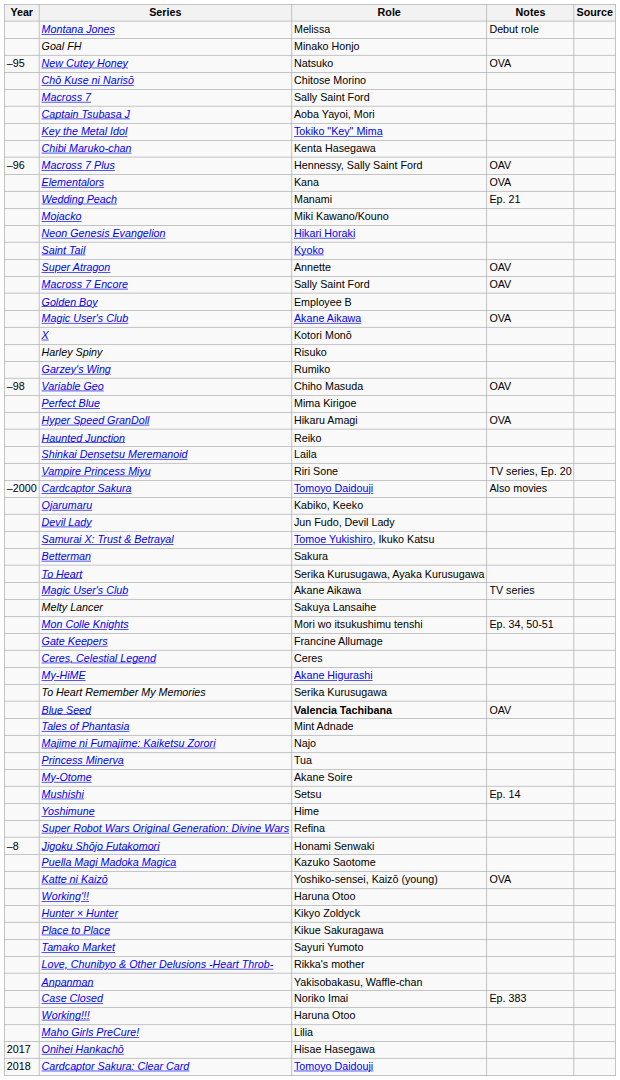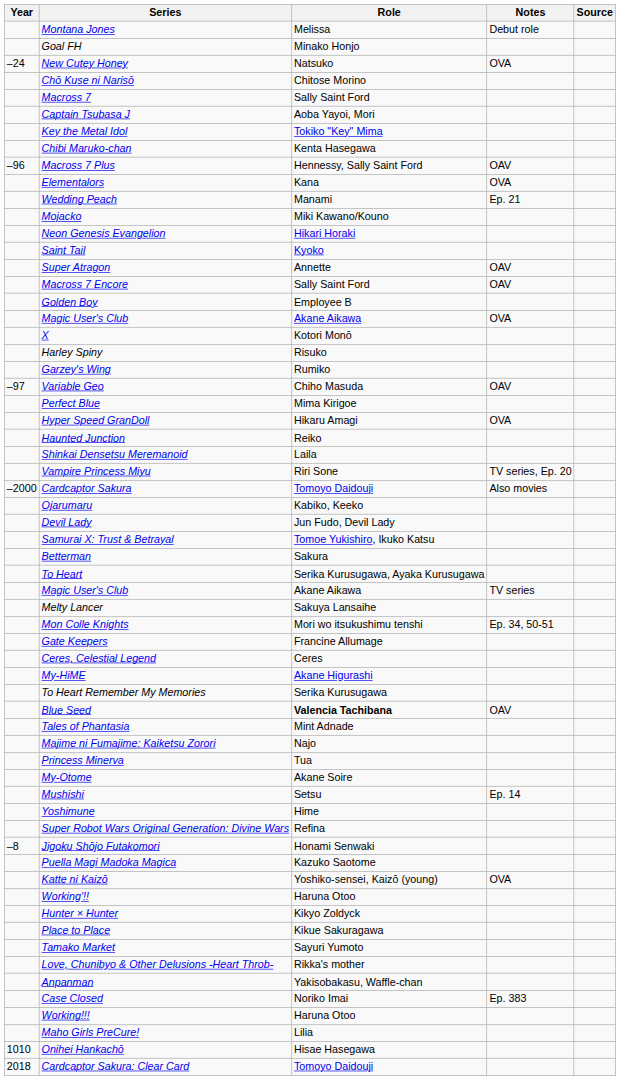(16, 64) –95 -> (16, 64) –24
(16, 387) –98 -> (16, 387) –97
(19, 1050) 2017 -> (19, 1050) 1010
